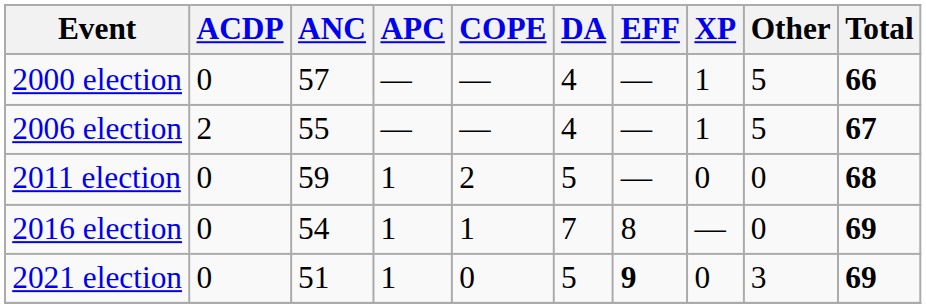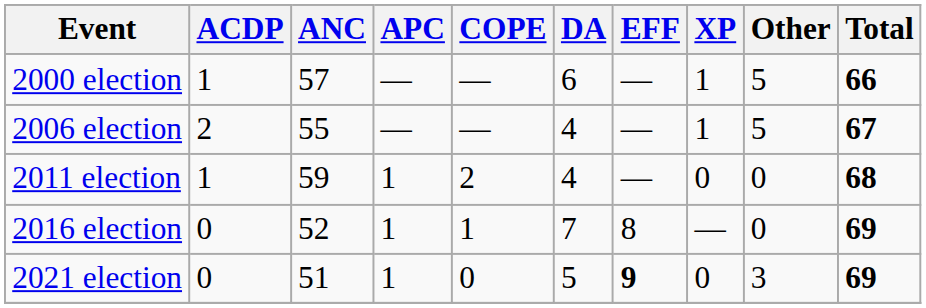(204, 79) 0 -> (204, 79) 1
(569, 79) 4 -> (569, 79) 6
(204, 178) 0 -> (204, 178) 1
(569, 178) 5 -> (569, 178) 4
(314, 228) 54 -> (314, 228) 52
